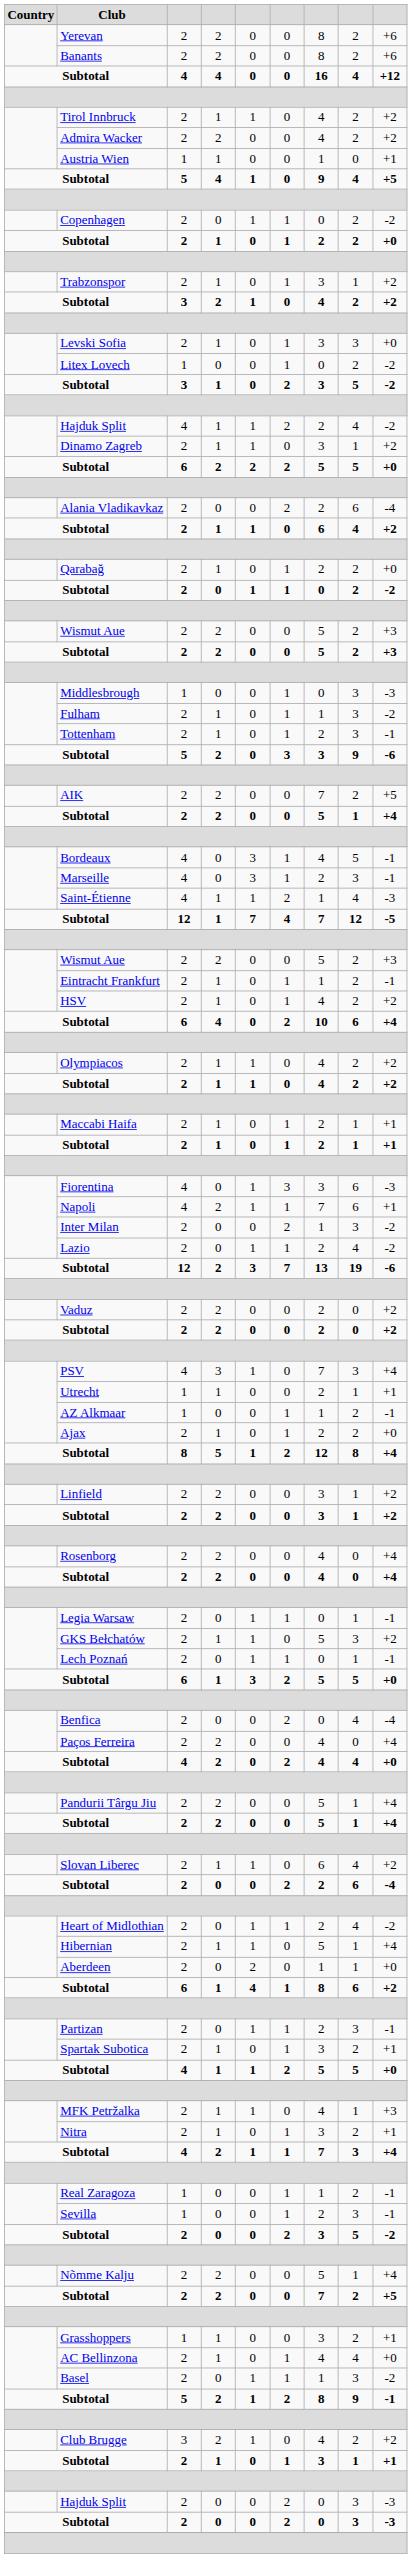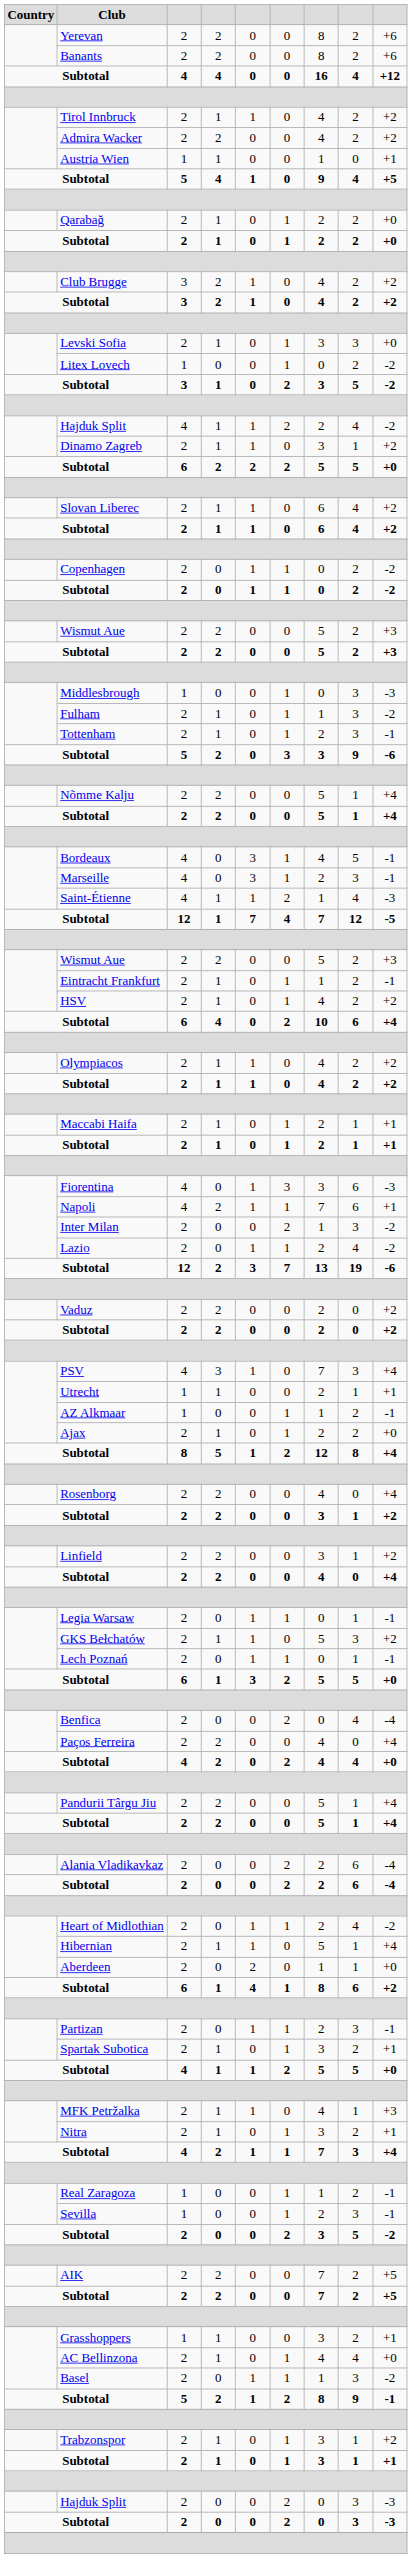rows swapped: (82, 569) <-> (93, 220)
rows swapped: (93, 2440) <-> (93, 281)
rows swapped: (100, 1864) <-> (112, 508)
rows swapped: (97, 2275) <-> (72, 795)
rows swapped: (81, 1494) <-> (88, 1556)
